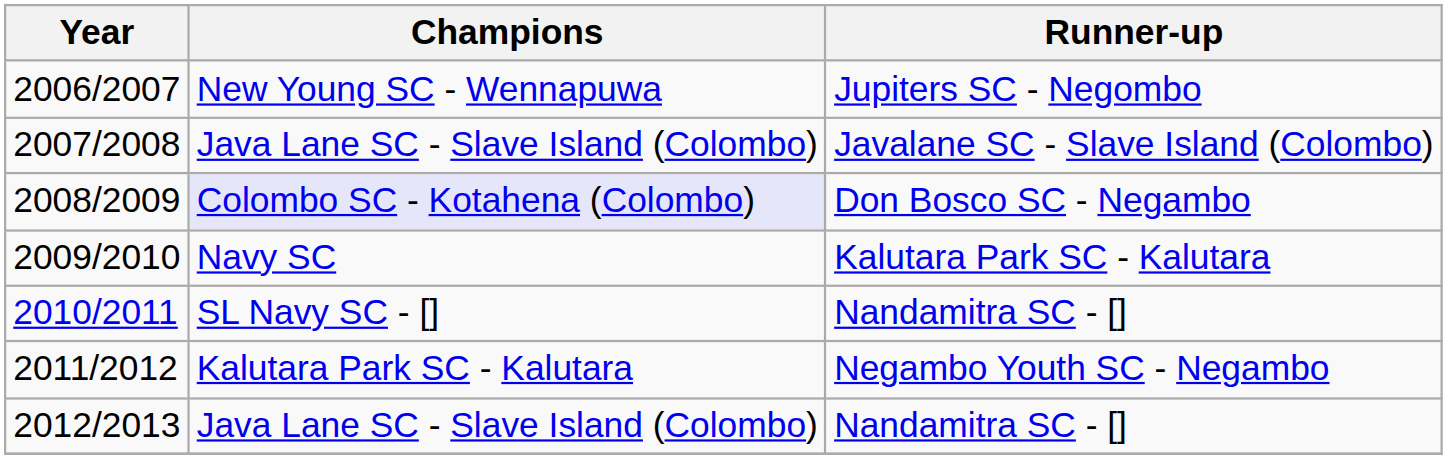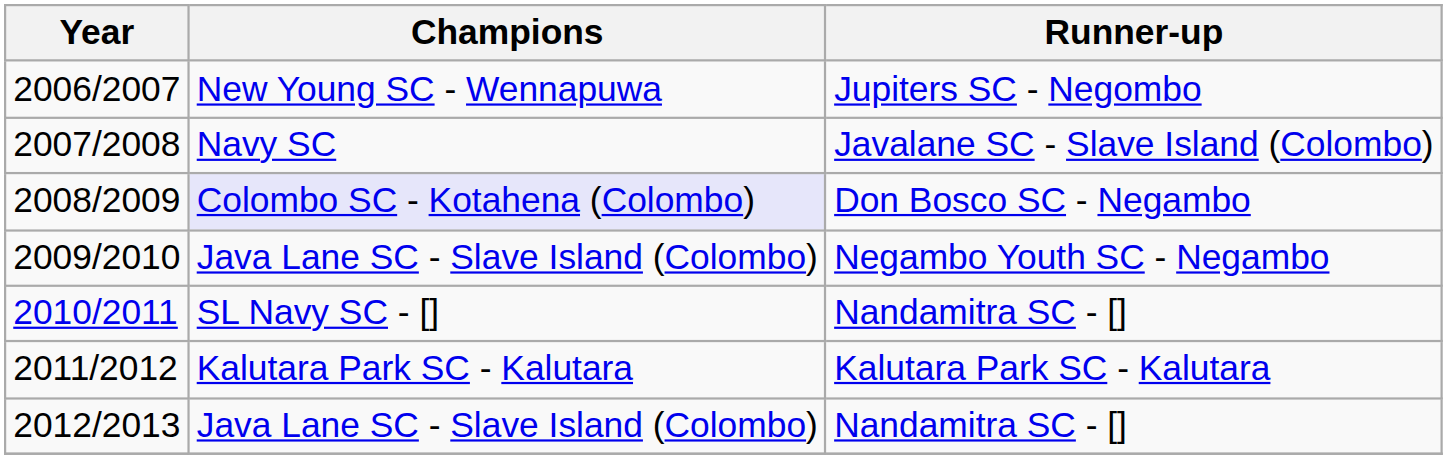(507, 144) Java Lane SC - Slave Island (Colombo) -> (266, 144) Navy SC
(266, 256) Navy SC -> (507, 256) Java Lane SC - Slave Island (Colombo)
(1052, 256) Kalutara Park SC - Kalutara -> (1082, 256) Negambo Youth SC - Negambo
(1082, 369) Negambo Youth SC - Negambo -> (1052, 369) Kalutara Park SC - Kalutara
